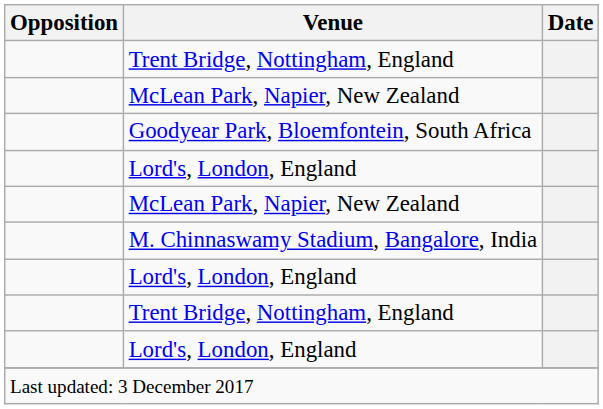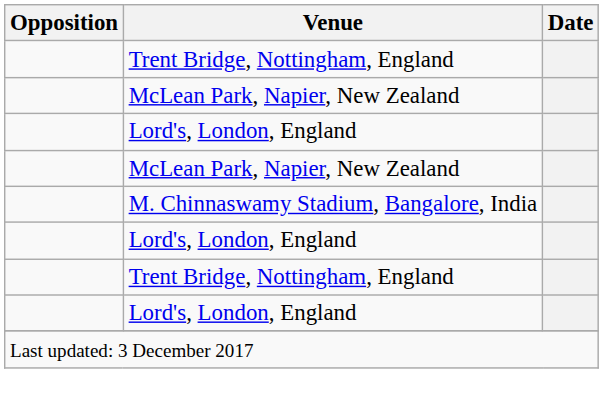- row: (64, 132)
